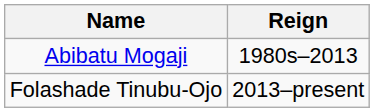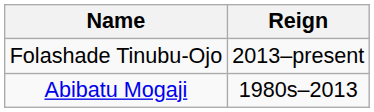rows swapped: (116, 55) <-> (116, 90)
